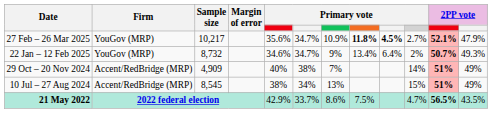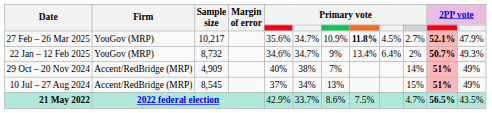(392, 39) bold -> (391, 39) normal
(278, 85) 38% -> (278, 85) 37%
